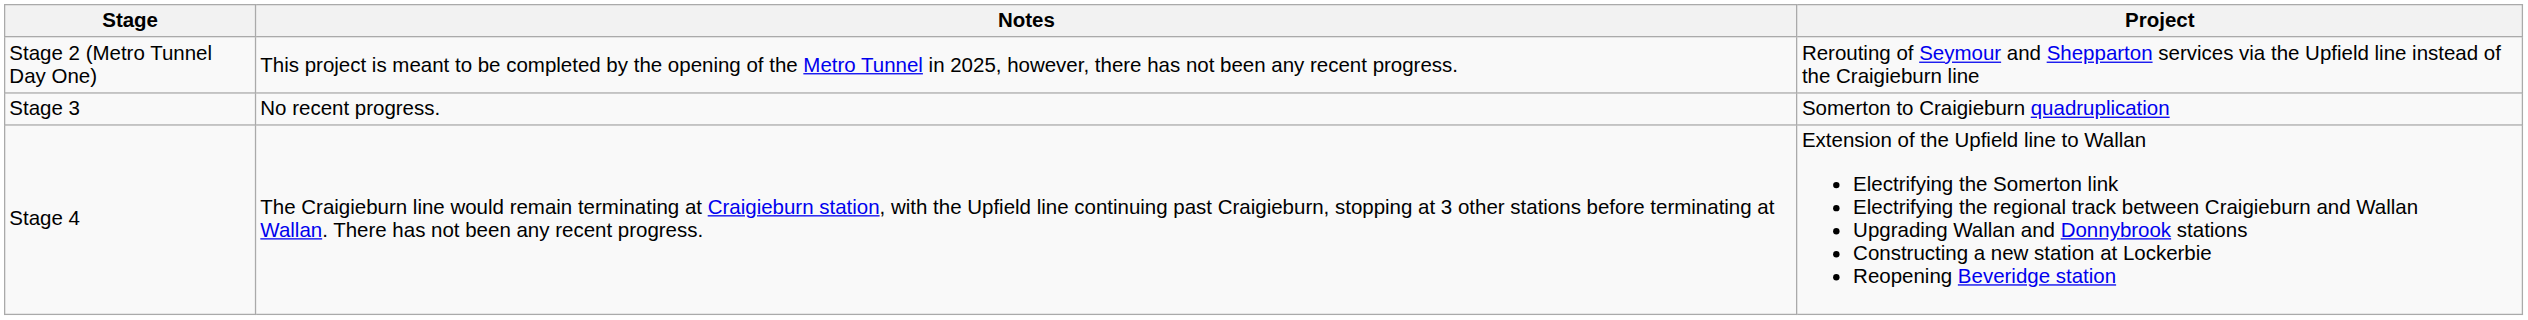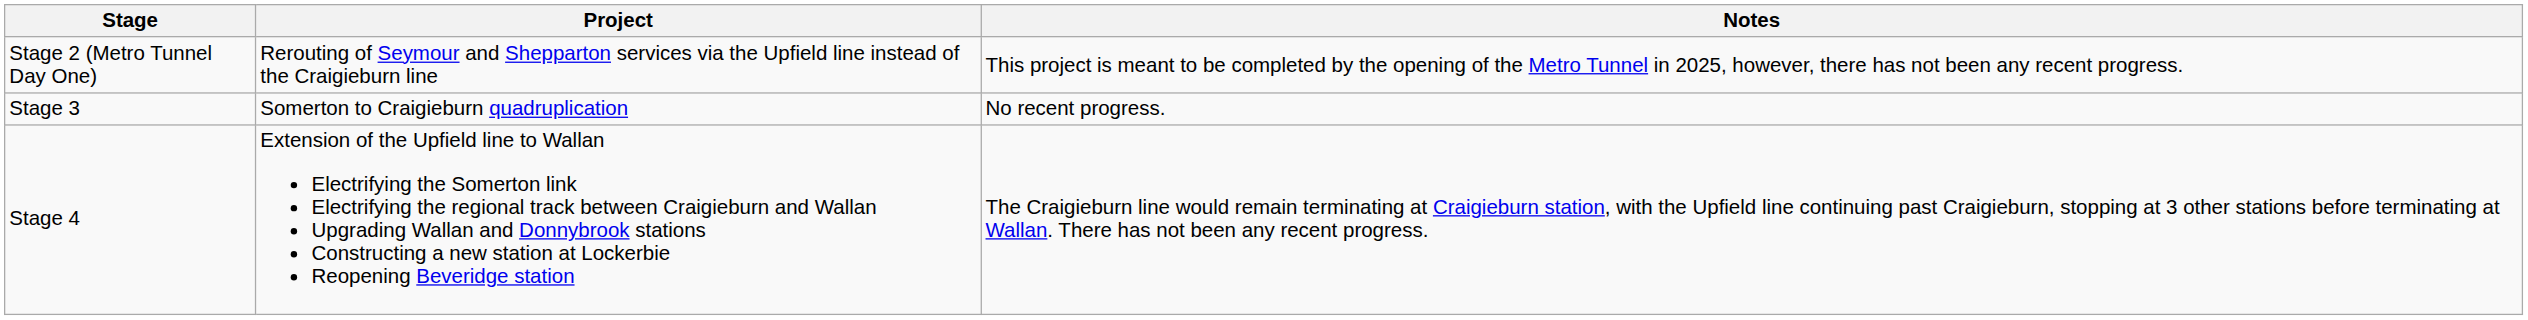columns swapped: (2160, 20) <-> (1026, 20)
